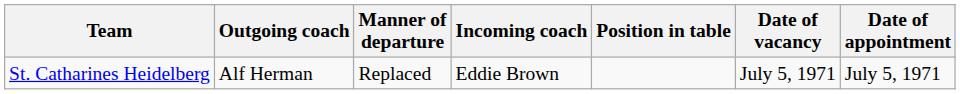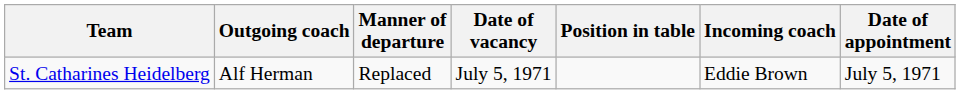columns swapped: (788, 30) <-> (521, 30)
